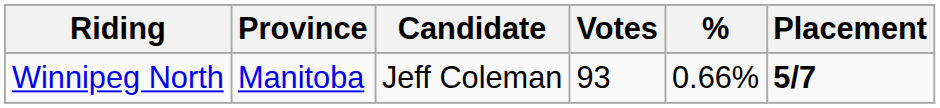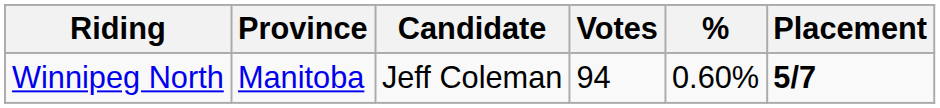(594, 77) 93 -> (594, 77) 94
(716, 77) 0.66% -> (716, 77) 0.60%
